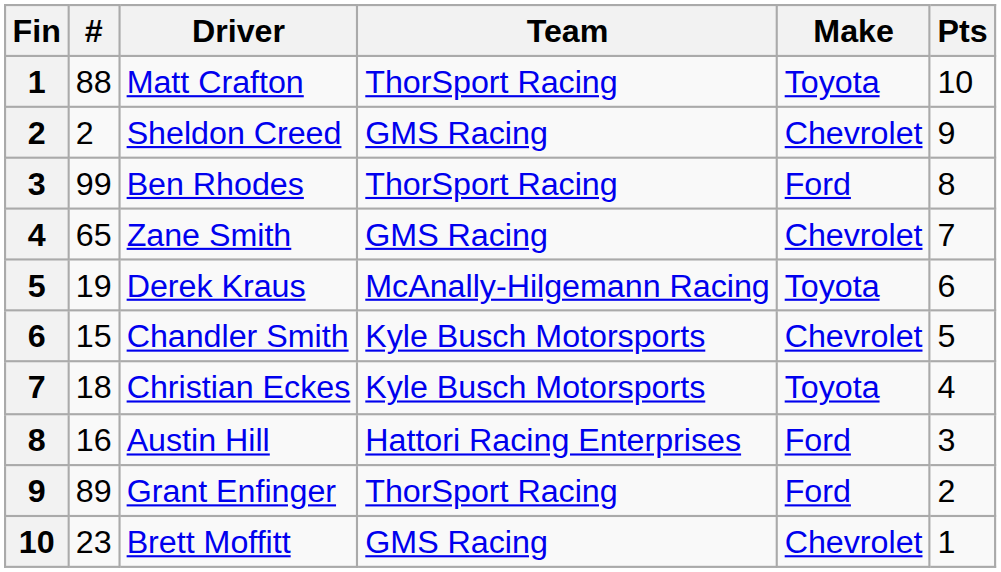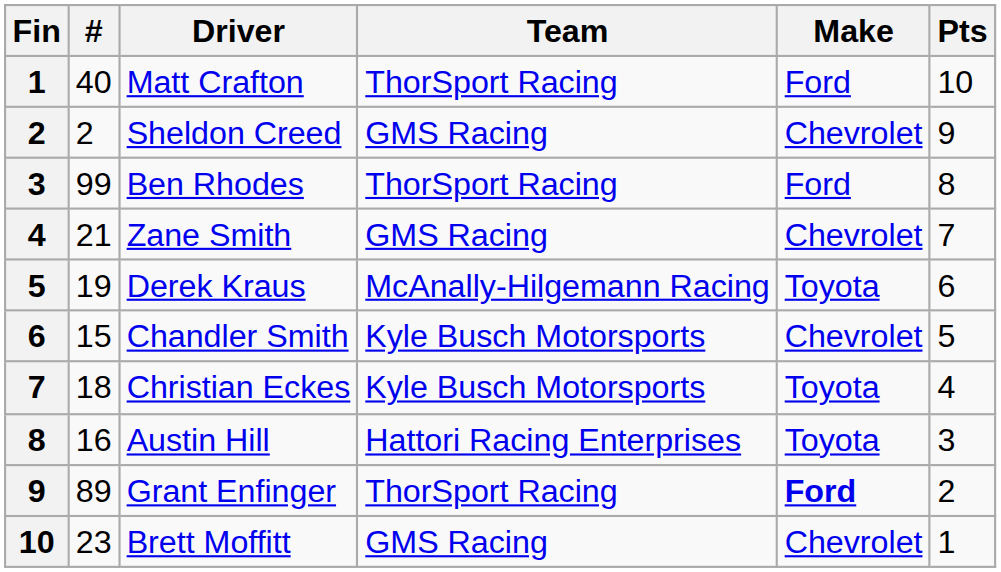(94, 82) 88 -> (94, 82) 40
(832, 82) Toyota -> (818, 82) Ford
(94, 235) 65 -> (94, 235) 21
(818, 439) Ford -> (832, 439) Toyota
(818, 490) normal -> (820, 490) bold
